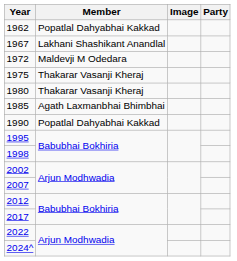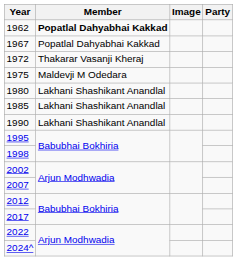(99, 28) normal -> (103, 28) bold
(102, 43) Lakhani Shashikant Anandlal -> (99, 43) Popatlal Dahyabhai Kakkad
(82, 59) Maldevji M Odedara -> (91, 59) Thakarar Vasanji Kheraj
(91, 75) Thakarar Vasanji Kheraj -> (82, 75) Maldevji M Odedara
(91, 91) Thakarar Vasanji Kheraj -> (102, 91) Lakhani Shashikant Anandlal
(101, 106) Agath Laxmanbhai Bhimbhai -> (102, 106) Lakhani Shashikant Anandlal
(99, 122) Popatlal Dahyabhai Kakkad -> (102, 122) Lakhani Shashikant Anandlal
